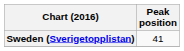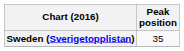(158, 38) 41 -> (158, 38) 35
